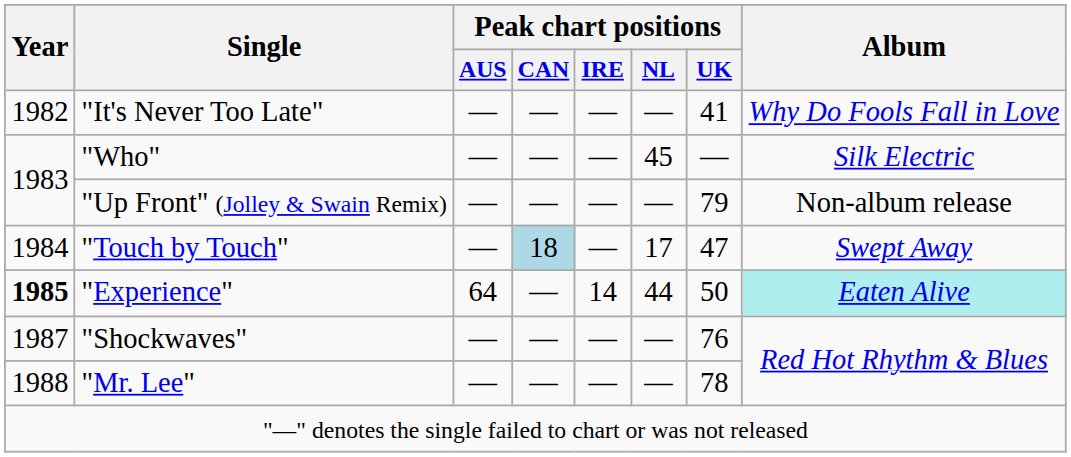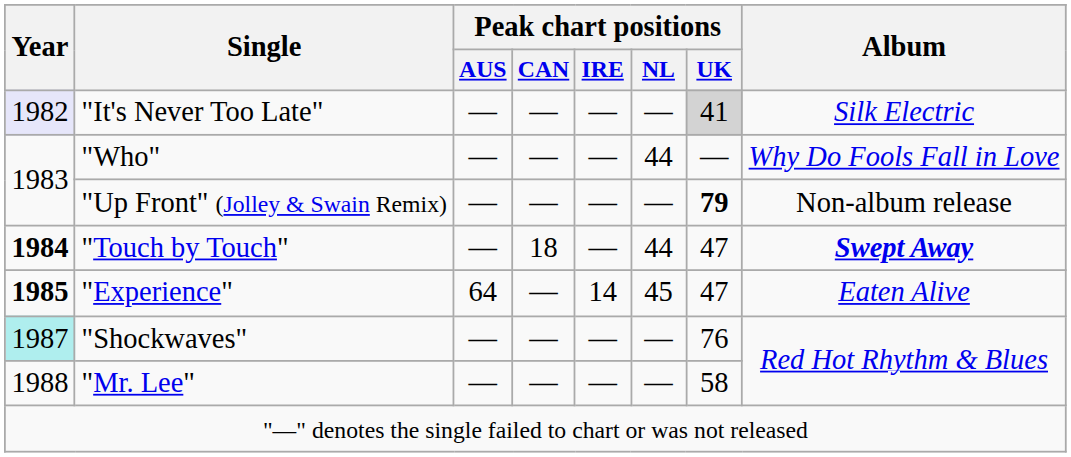(40, 111) no background -> (40, 111) lavender background
(714, 111) no background -> (714, 111) lightgrey background
(904, 111) Why Do Fools Fall in Love -> (904, 111) Silk Electric
(658, 157) 45 -> (658, 157) 44
(904, 157) Silk Electric -> (904, 157) Why Do Fools Fall in Love
(714, 202) normal -> (714, 202) bold
(40, 247) normal -> (40, 247) bold
(544, 247) lightblue background -> (544, 247) no background
(658, 247) 17 -> (658, 247) 44
(904, 247) normal -> (904, 247) bold
(658, 292) 44 -> (658, 292) 45
(714, 292) 50 -> (714, 292) 47
(904, 292) paleturquoise background -> (904, 292) no background
(40, 337) no background -> (40, 337) paleturquoise background
(714, 382) 78 -> (714, 382) 58
